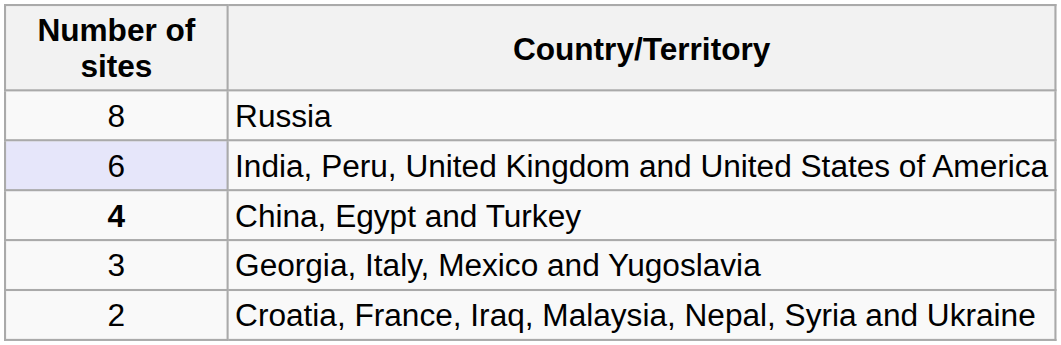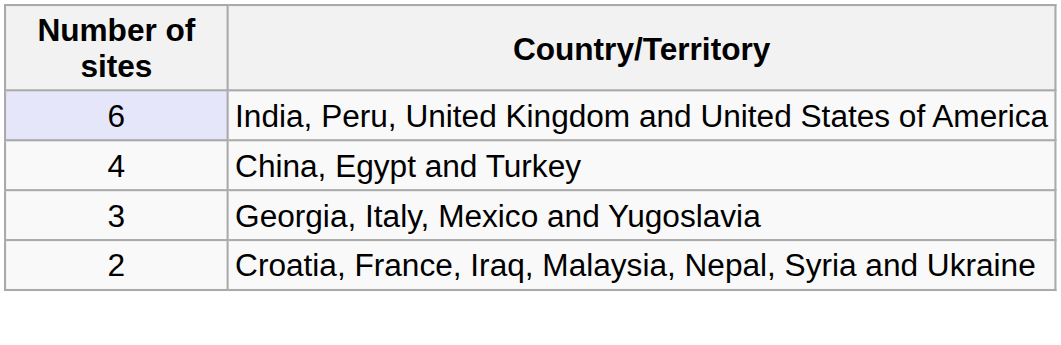- row: (283, 116)
(116, 216) bold -> (116, 166) normal
